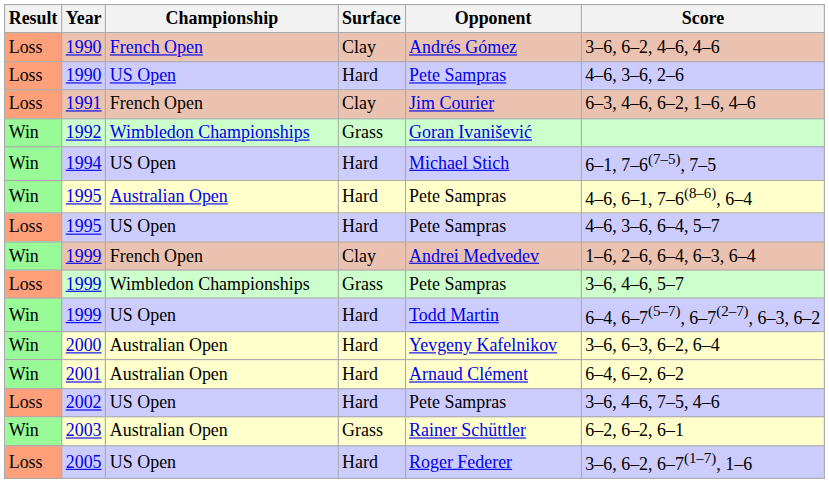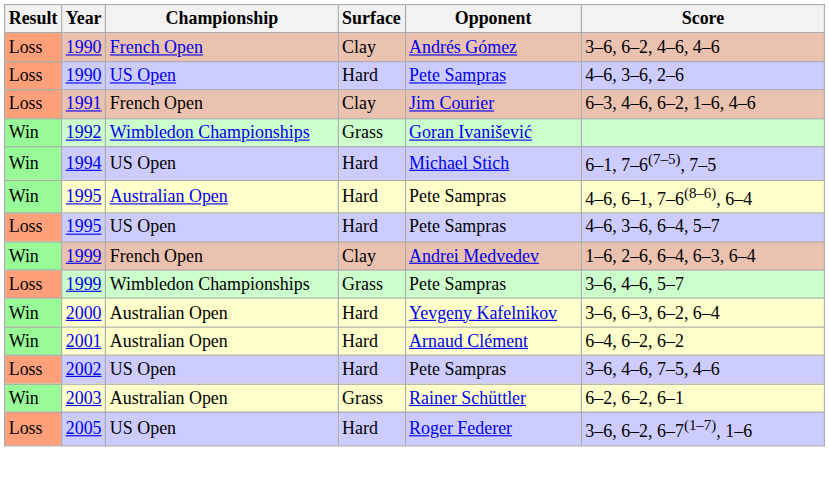- row: (84, 315)
